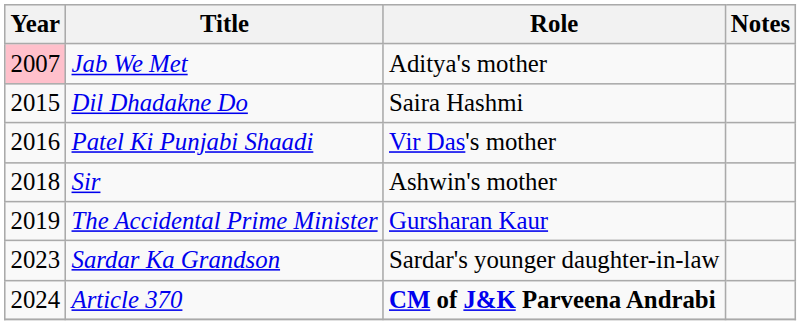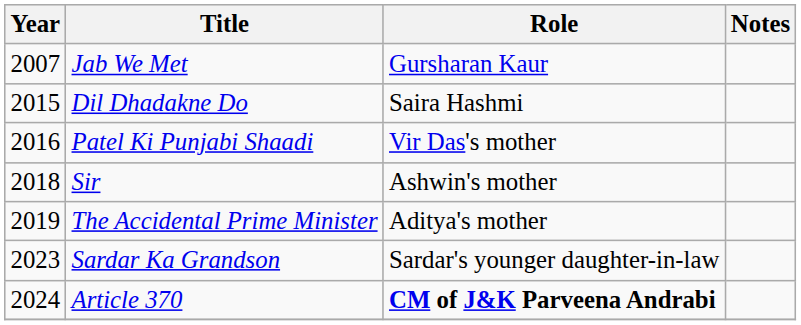(35, 63) pink background -> (35, 63) no background
(468, 63) Aditya's mother -> (469, 63) Gursharan Kaur
(469, 220) Gursharan Kaur -> (468, 220) Aditya's mother
